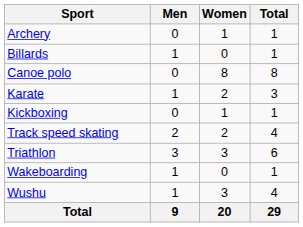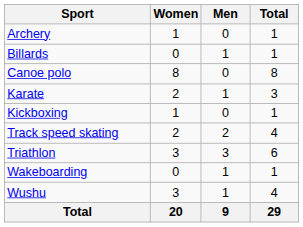columns swapped: (175, 14) <-> (224, 14)
